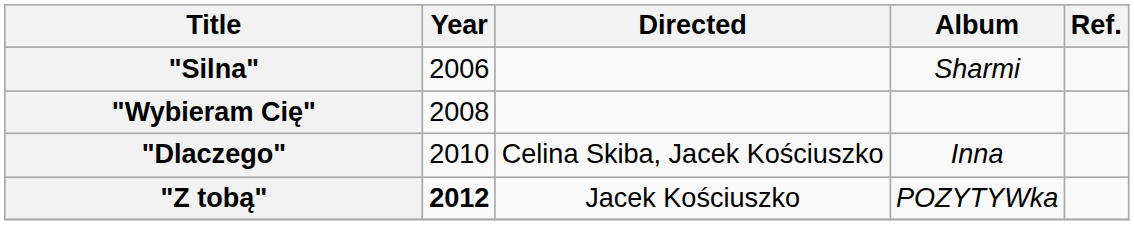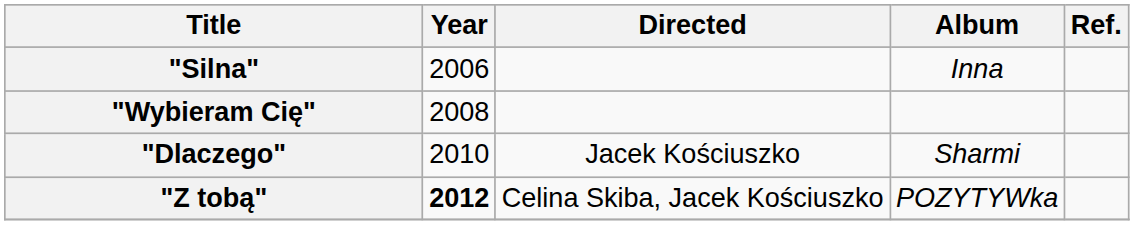(977, 68) Sharmi -> (977, 68) Inna
(693, 154) Celina Skiba, Jacek Kościuszko -> (693, 154) Jacek Kościuszko
(977, 154) Inna -> (977, 154) Sharmi
(693, 197) Jacek Kościuszko -> (693, 197) Celina Skiba, Jacek Kościuszko
